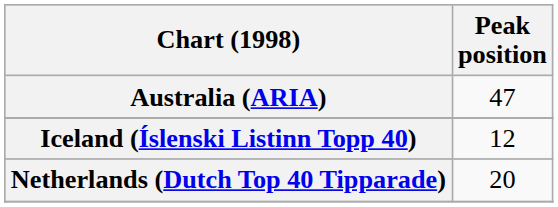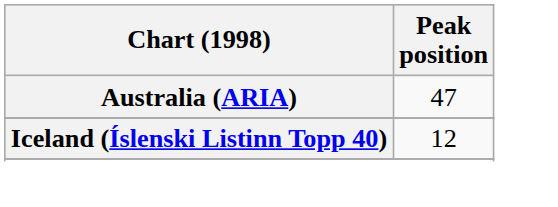- row: (228, 179)
